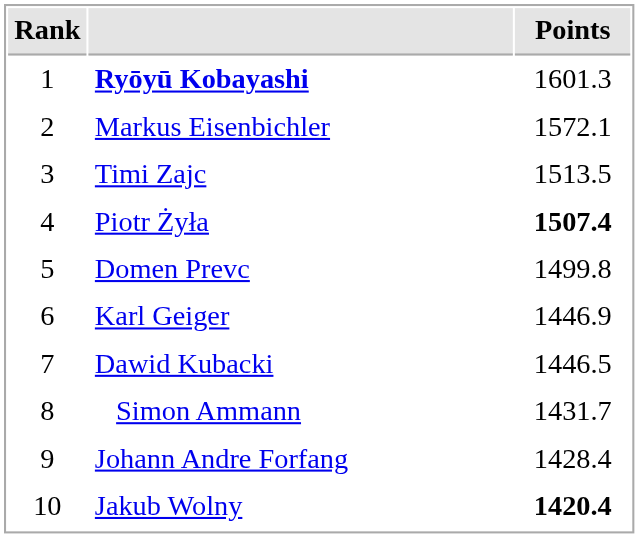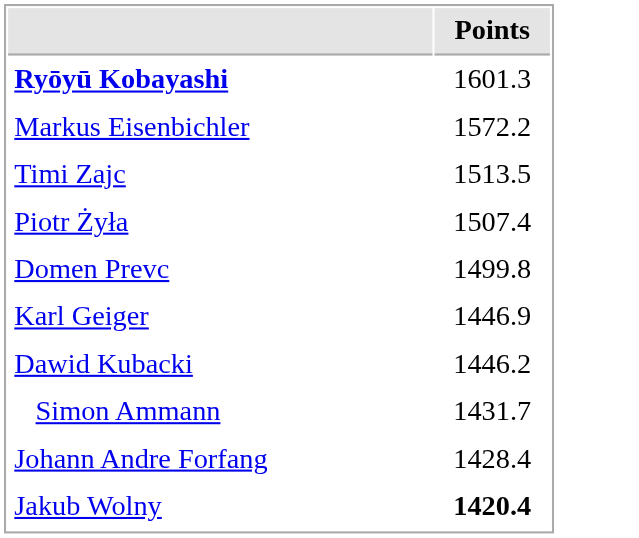- column: (47, 30)
(573, 127) 1572.1 -> (492, 127) 1572.2
(573, 221) bold -> (492, 221) normal
(573, 363) 1446.5 -> (492, 363) 1446.2
